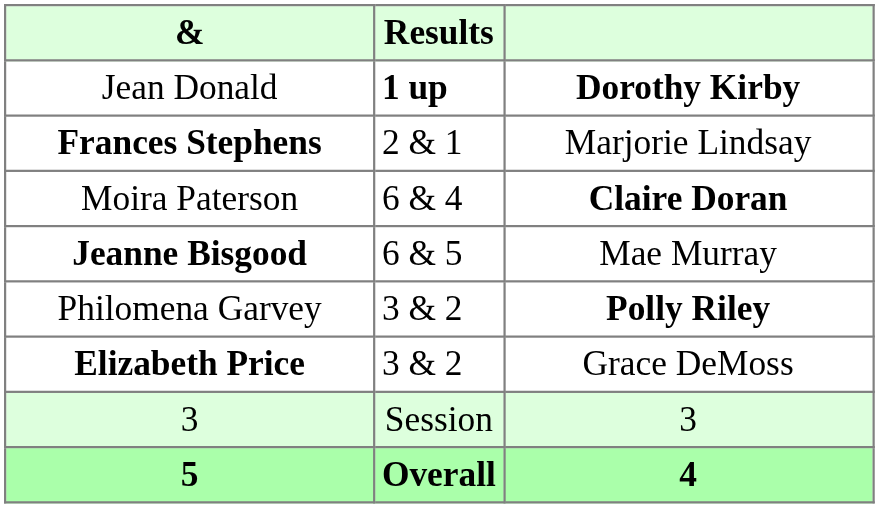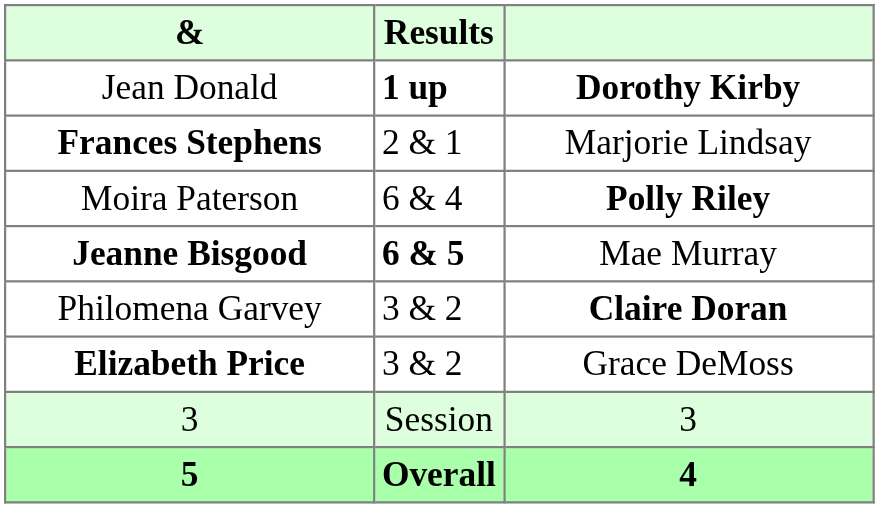(688, 197) Claire Doran -> (688, 197) Polly Riley
(422, 253) normal -> (423, 253) bold
(688, 308) Polly Riley -> (688, 308) Claire Doran
